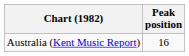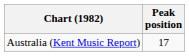(164, 42) 16 -> (164, 42) 17
